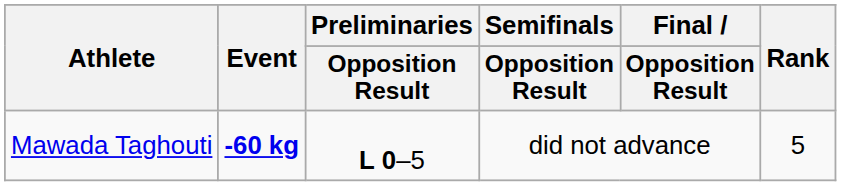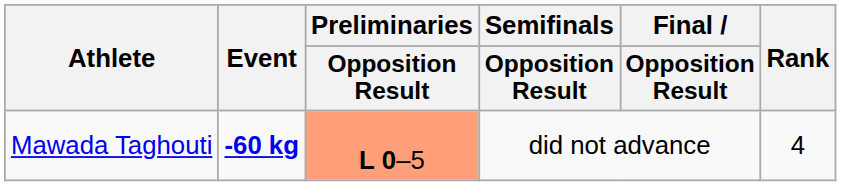(392, 160) no background -> (392, 160) lightsalmon background
(798, 146) 5 -> (798, 146) 4
